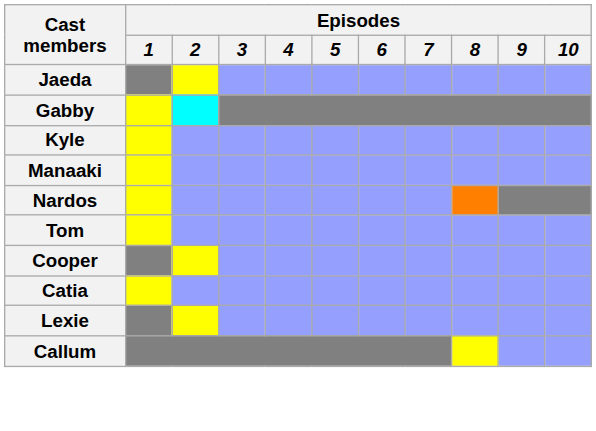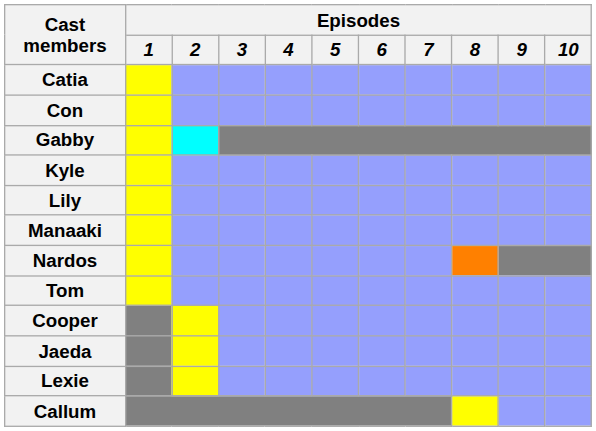rows swapped: (65, 291) <-> (65, 80)
+ row: (65, 110)
+ row: (65, 200)
